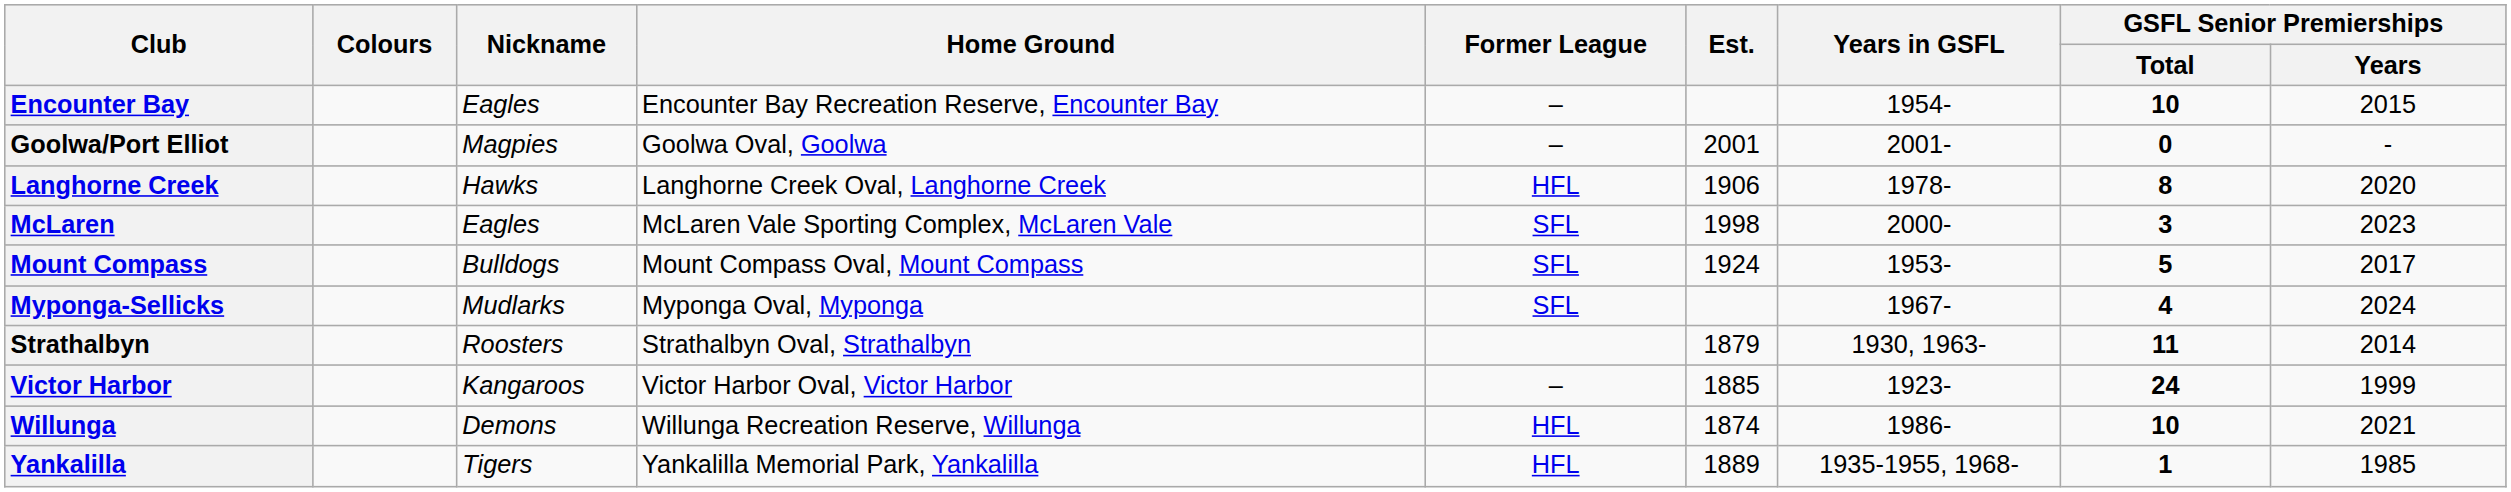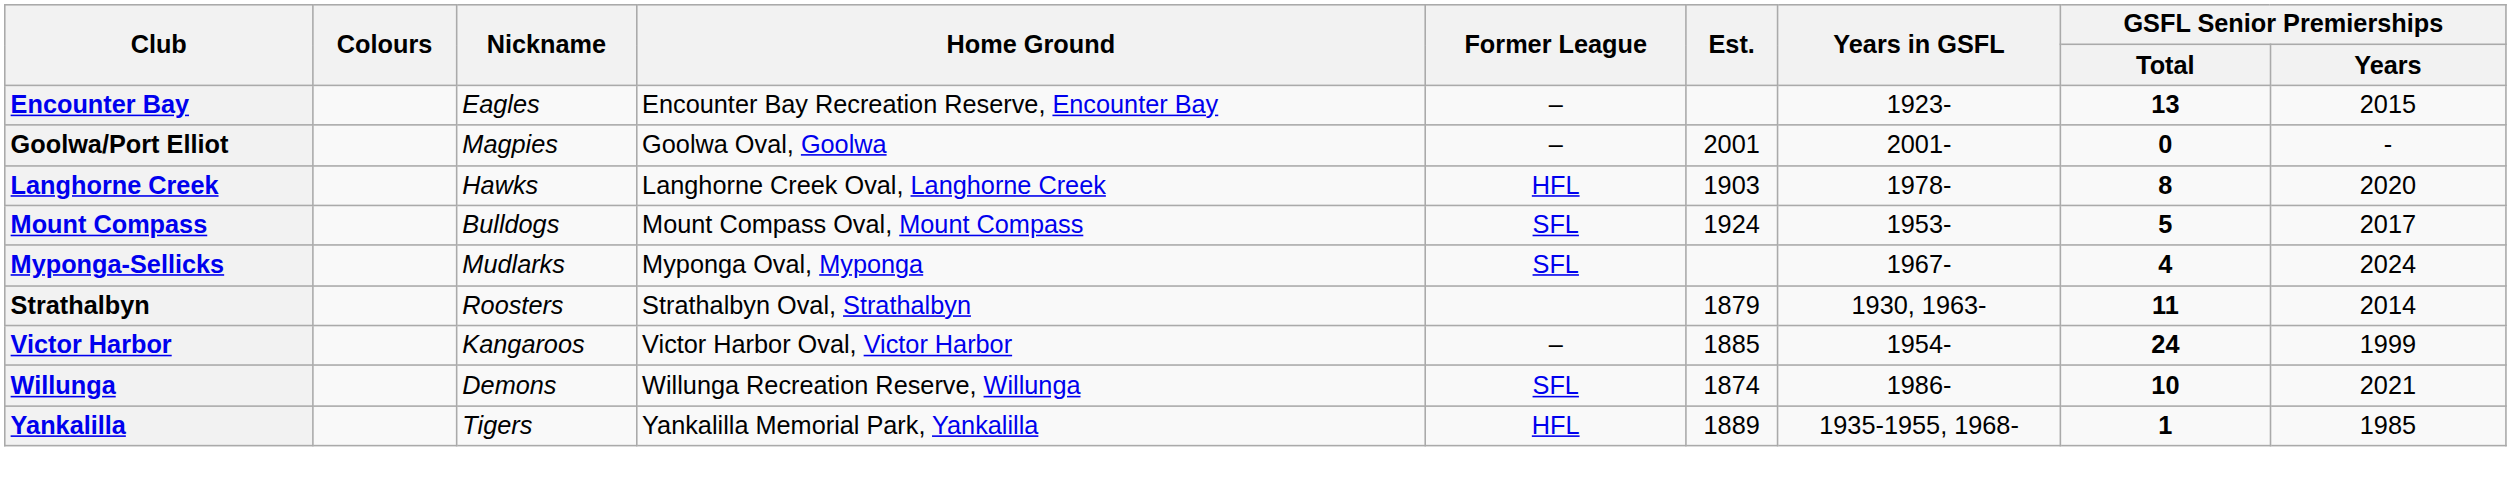(1919, 104) 1954- -> (1919, 104) 1923-
(2165, 104) 10 -> (2165, 104) 13
(1732, 184) 1906 -> (1732, 184) 1903
- row: (63, 225)
(1919, 385) 1923- -> (1919, 345) 1954-
(1556, 425) HFL -> (1556, 385) SFL
